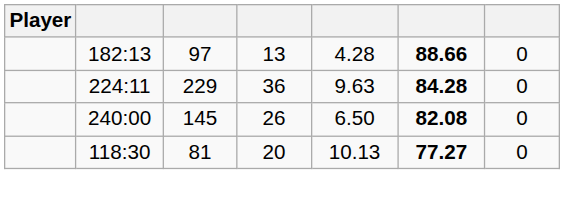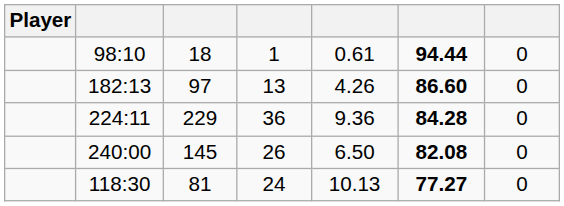+ row: (120, 53)
(355, 53) 4.28 -> (355, 86) 4.26
(441, 53) 88.66 -> (441, 86) 86.60
(355, 86) 9.63 -> (355, 119) 9.36
(274, 151) 20 -> (274, 184) 24
